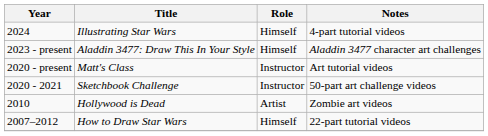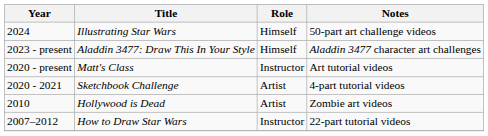(357, 31) 4-part tutorial videos -> (373, 31) 50-part art challenge videos
(282, 85) Instructor -> (273, 85) Artist
(373, 85) 50-part art challenge videos -> (357, 85) 4-part tutorial videos
(278, 121) Himself -> (282, 121) Instructor
